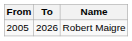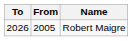columns swapped: (19, 12) <-> (47, 12)
